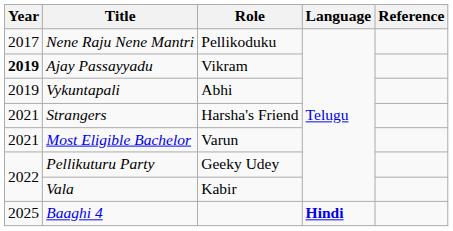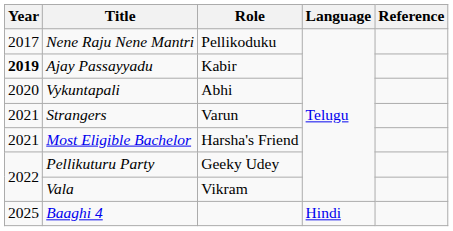(225, 66) Vikram -> (219, 66) Kabir
(24, 90) 2019 -> (24, 90) 2020
(250, 115) Harsha's Friend -> (220, 115) Varun
(220, 139) Varun -> (250, 139) Harsha's Friend
(219, 189) Kabir -> (225, 189) Vikram
(325, 213) bold -> (323, 213) normal
